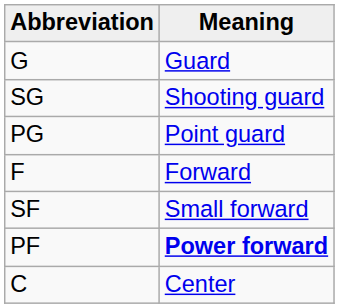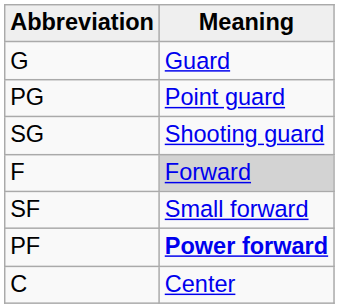rows swapped: (27, 135) <-> (27, 97)
(208, 172) no background -> (208, 172) lightgrey background
